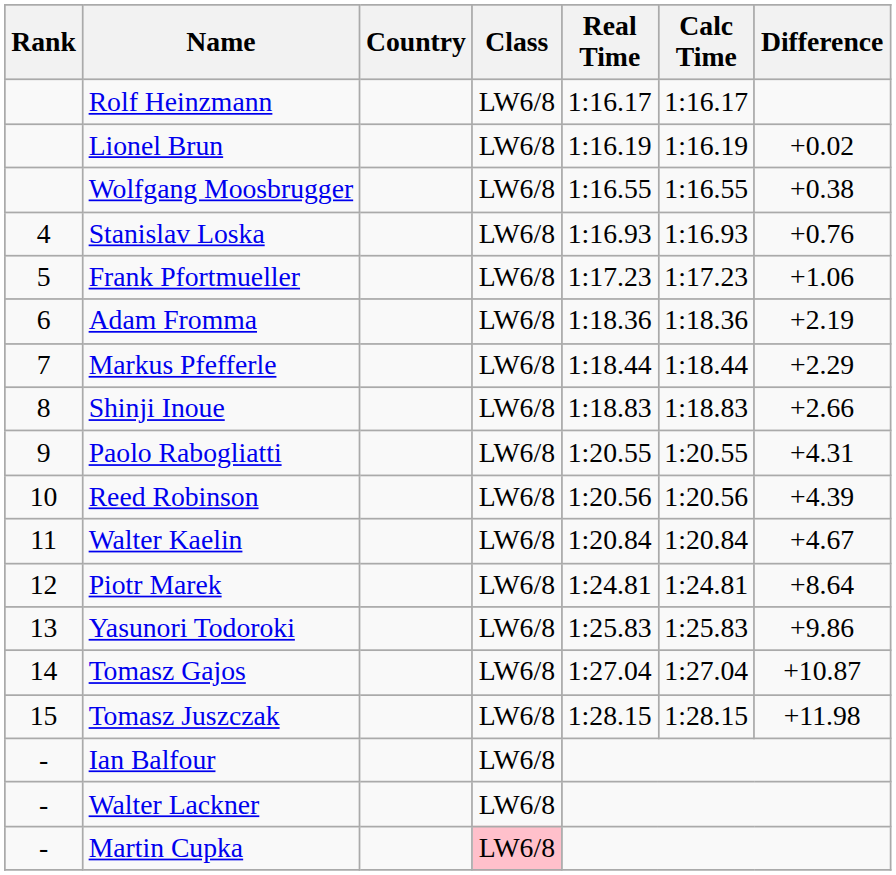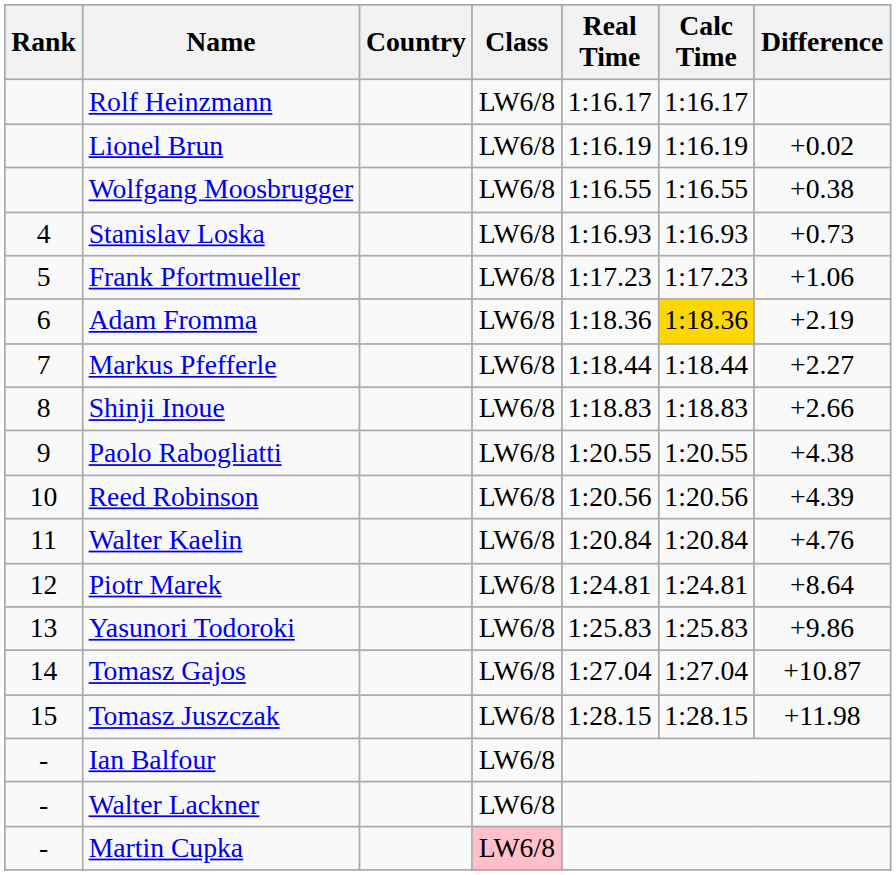(822, 233) +0.76 -> (822, 233) +0.73
(706, 320) no background -> (706, 320) gold background
(822, 364) +2.29 -> (822, 364) +2.27
(822, 452) +4.31 -> (822, 452) +4.38
(822, 540) +4.67 -> (822, 540) +4.76
